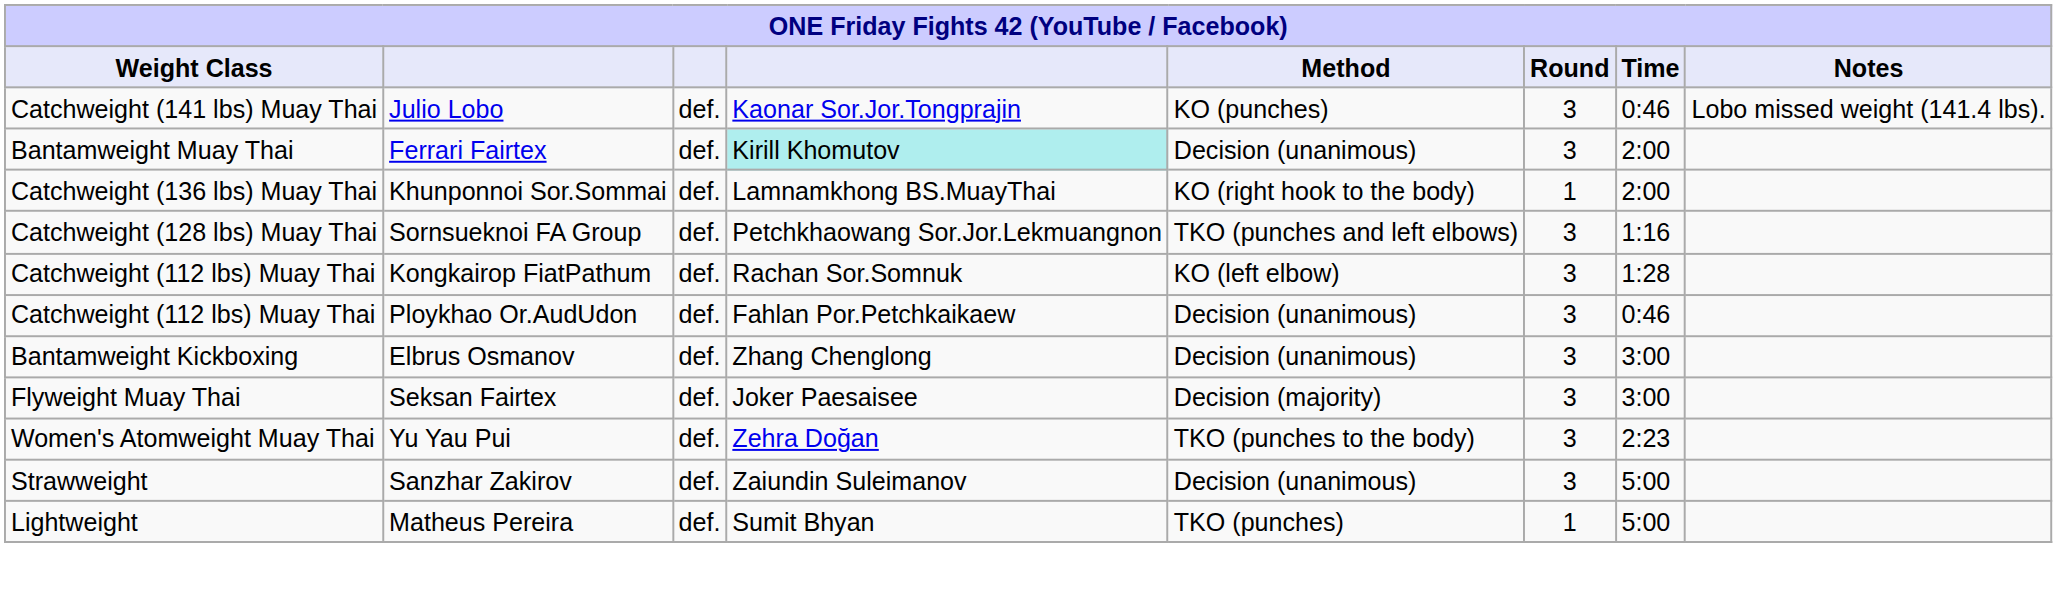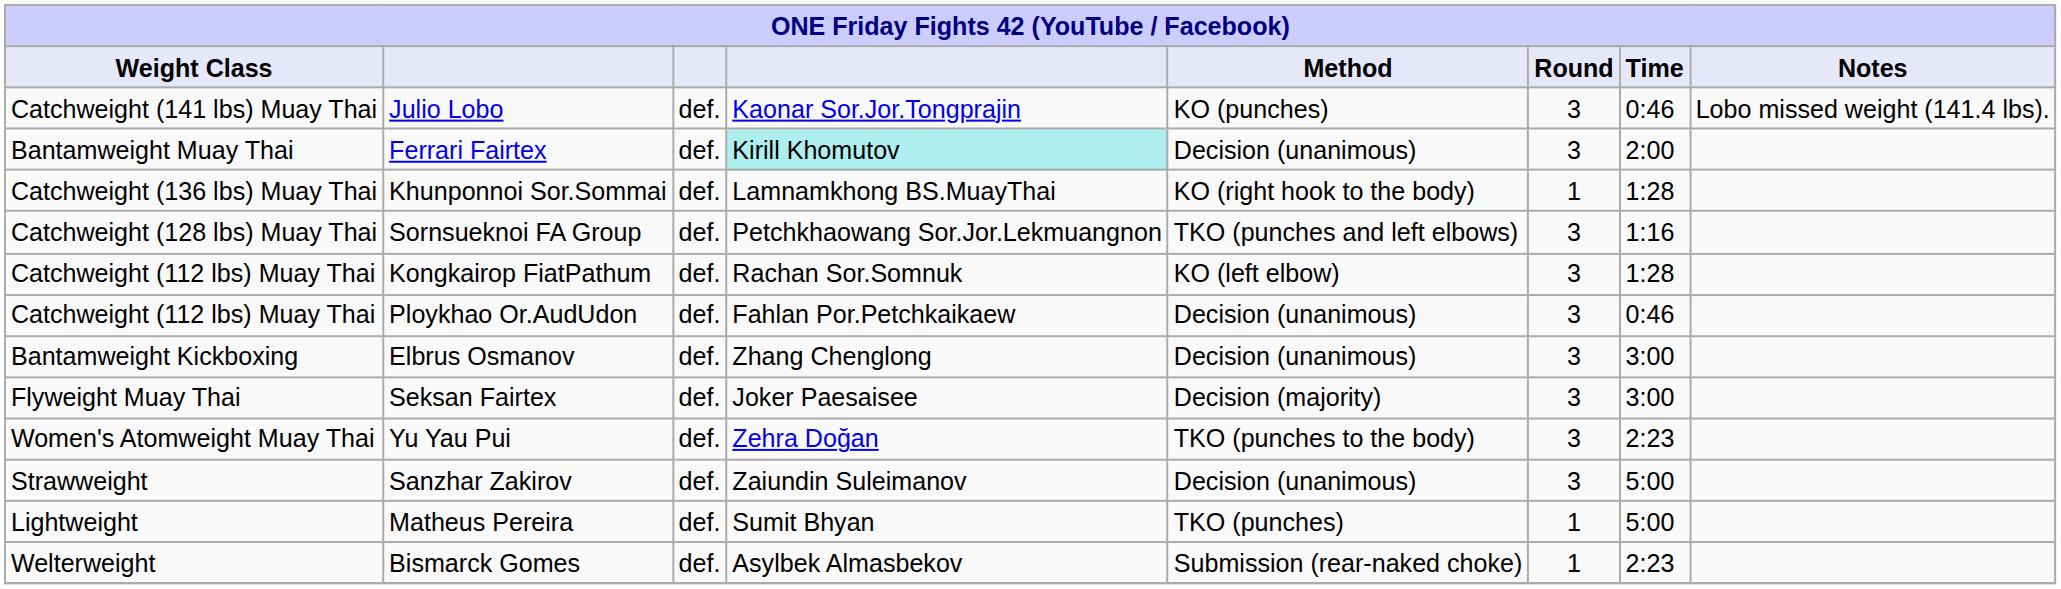(1646, 191) 2:00 -> (1650, 191) 1:28
+ row: (485, 563)
